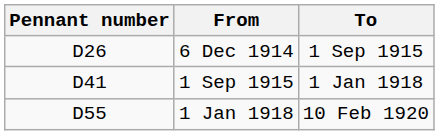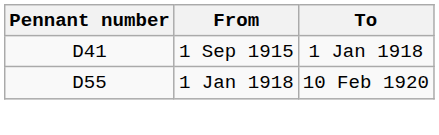- row: (236, 51)
